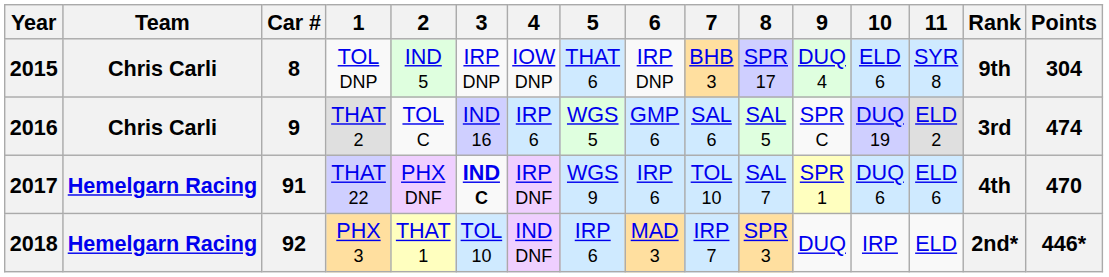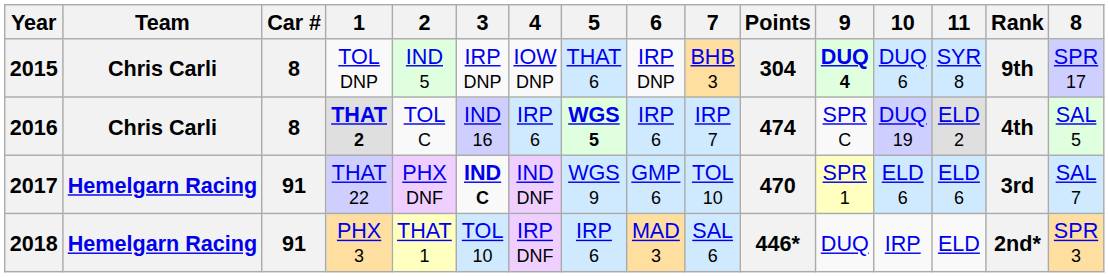columns swapped: (766, 22) <-> (1064, 22)
(822, 68) normal -> (845, 68) bold
(880, 68) ELD 6 -> (903, 68) DUQ 6
(294, 127) 9 -> (294, 127) 8
(358, 127) normal -> (359, 127) bold
(593, 127) normal -> (594, 127) bold
(655, 127) GMP 6 -> (656, 127) IRP 6
(711, 127) SAL 6 -> (713, 127) IRP 7
(995, 127) 3rd -> (1017, 127) 4th
(534, 185) IRP DNF -> (535, 185) IND DNF
(655, 185) IRP 6 -> (656, 185) GMP 6
(880, 185) DUQ 6 -> (903, 185) ELD 6
(995, 185) 4th -> (1017, 185) 3rd
(294, 243) 92 -> (294, 243) 91
(534, 243) IND DNF -> (535, 243) IRP DNF
(711, 243) IRP 7 -> (713, 243) SAL 6
